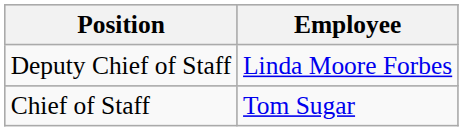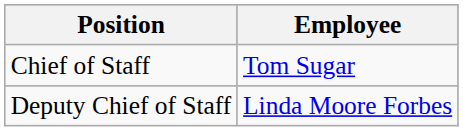rows swapped: (80, 105) <-> (121, 65)
